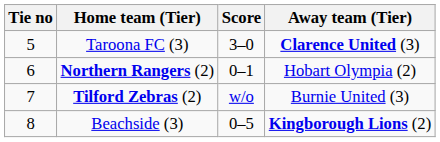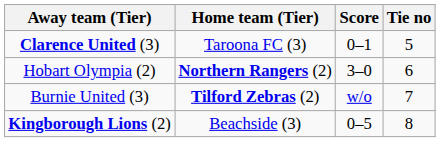columns swapped: (31, 17) <-> (350, 17)
(241, 44) 3–0 -> (359, 44) 0–1
(241, 70) 0–1 -> (359, 70) 3–0
